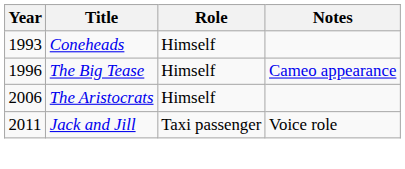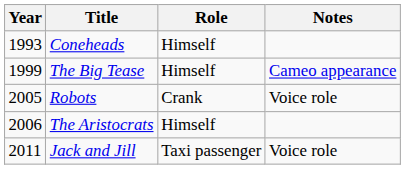(25, 71) 1996 -> (25, 71) 1999
+ row: (73, 97)
